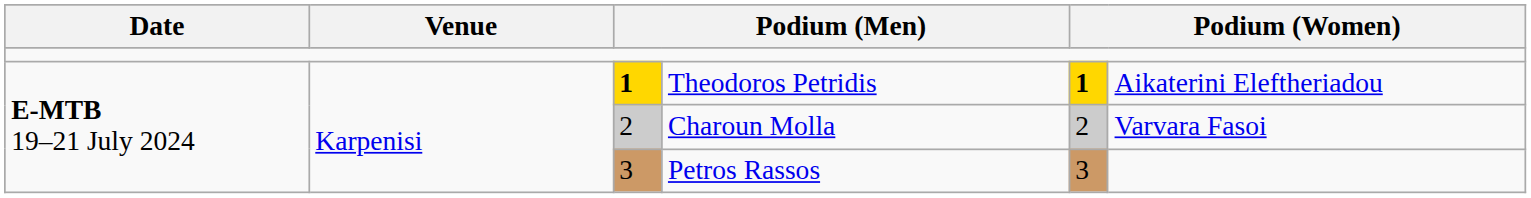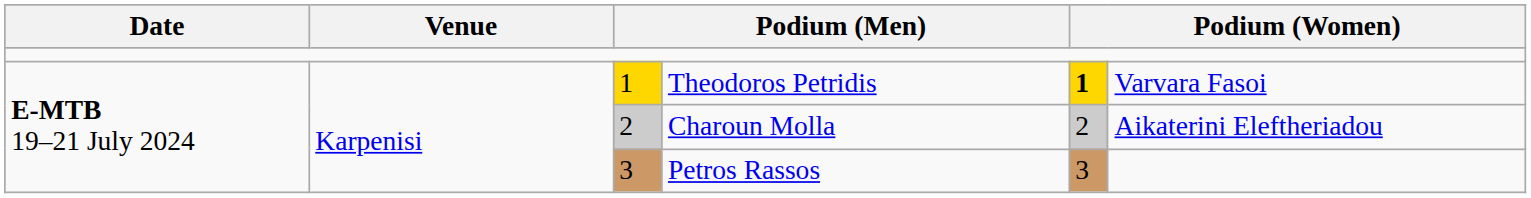(626, 82) bold -> (626, 82) normal
(1249, 82) Aikaterini Eleftheriadou -> (1191, 82) Varvara Fasoi
(1191, 126) Varvara Fasoi -> (1249, 126) Aikaterini Eleftheriadou
